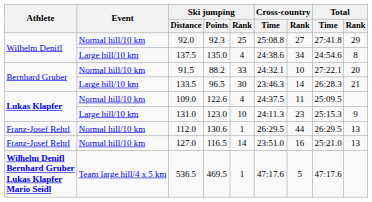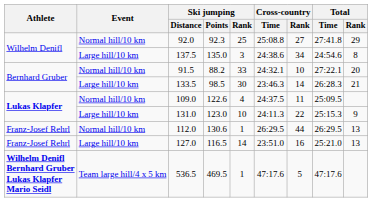(242, 55) 4 -> (242, 55) 3
(217, 85) 96.5 -> (217, 85) 98.5
(300, 114) 23 -> (300, 114) 22
(112, 143) Normal hill/10 km -> (109, 143) Large hill/10 km
